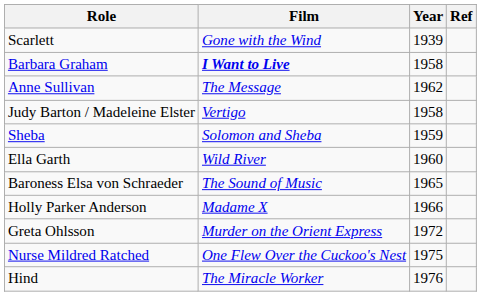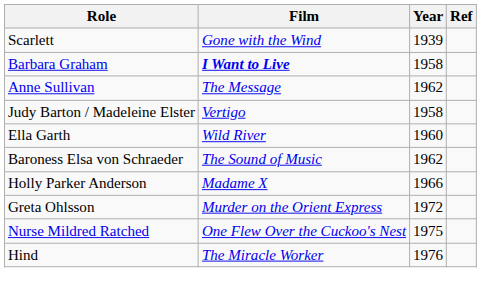- row: (26, 135)
(428, 183) 1965 -> (428, 159) 1962
